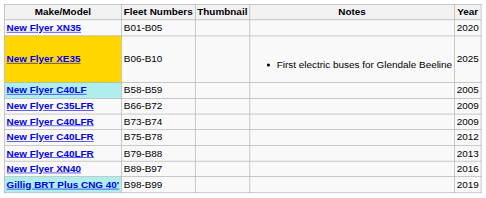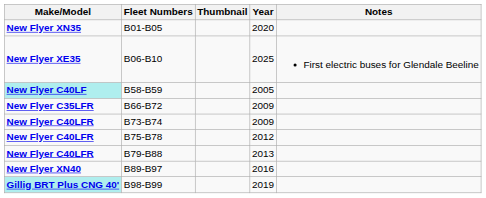columns swapped: (468, 12) <-> (352, 12)
(44, 59) gold background -> (44, 59) no background
